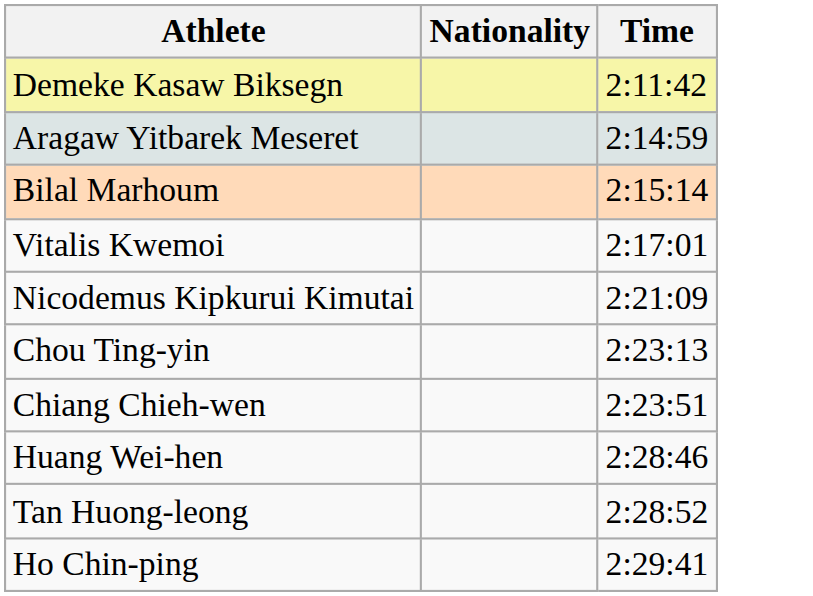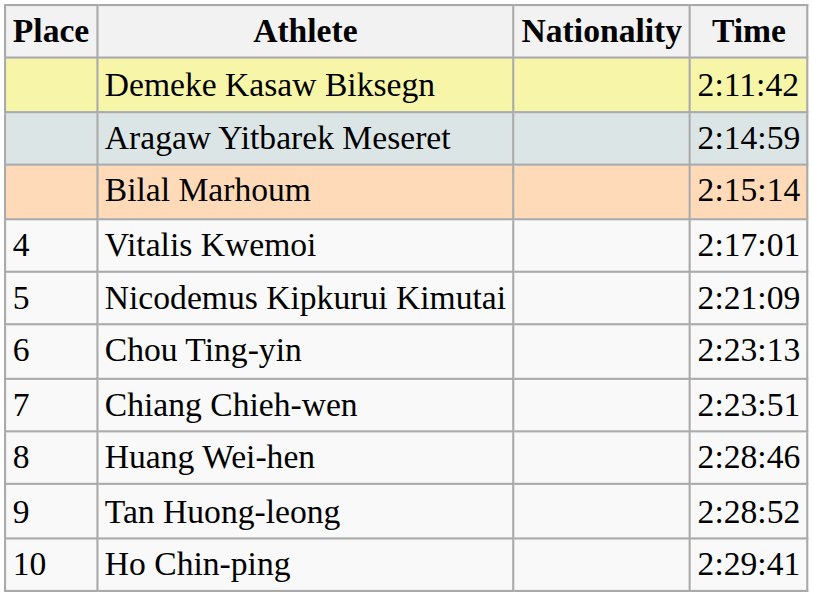+ column: (51, 31)
